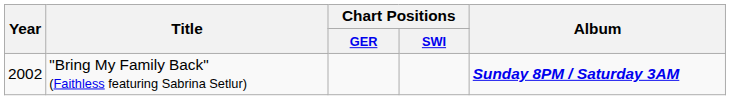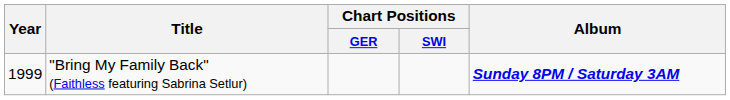(25, 74) 2002 -> (25, 74) 1999
